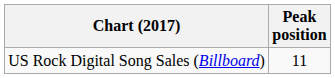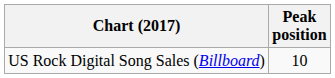(299, 60) 11 -> (299, 60) 10
